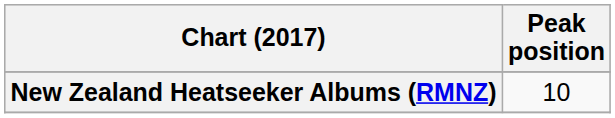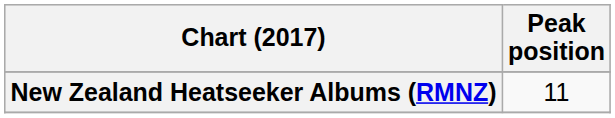(556, 91) 10 -> (556, 91) 11
